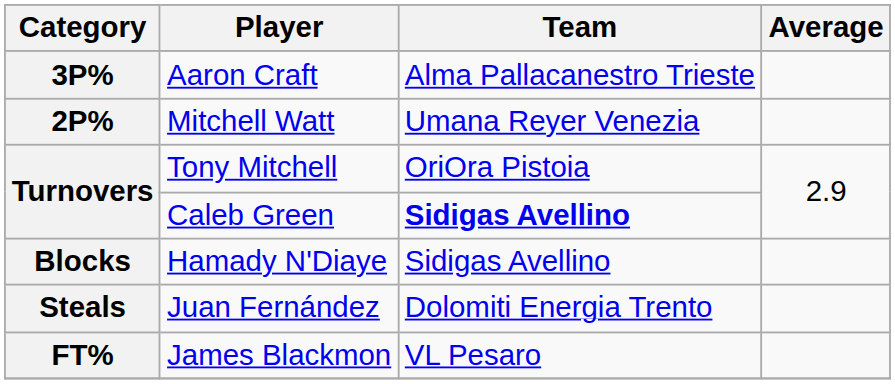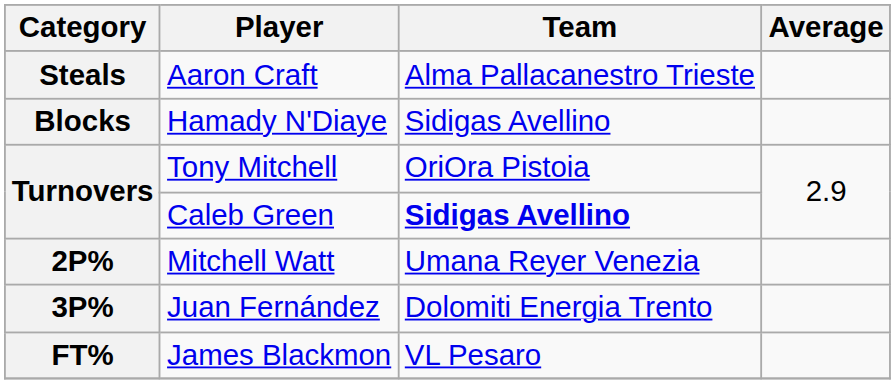(83, 74) 3P% -> (83, 74) Steals
rows swapped: (277, 261) <-> (251, 121)
(83, 307) Steals -> (83, 307) 3P%
